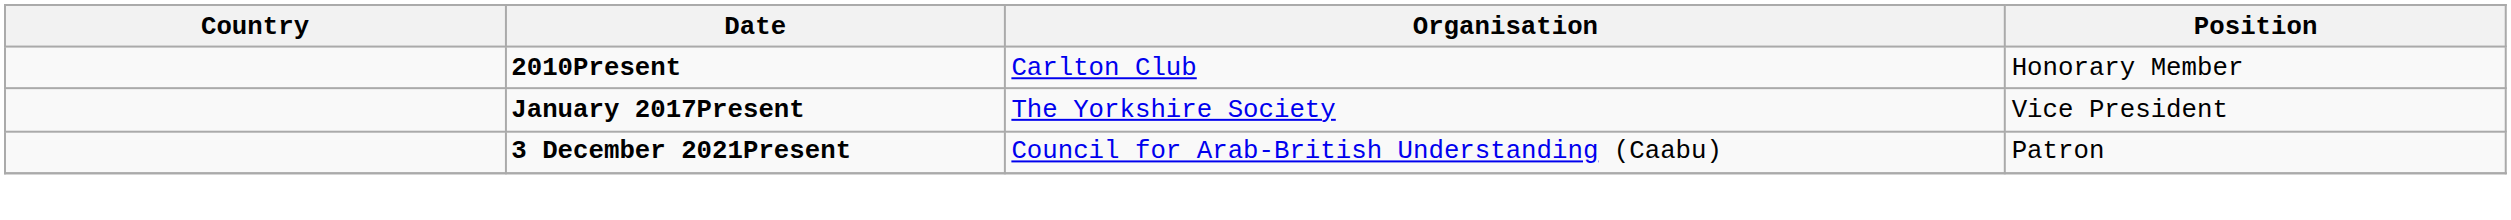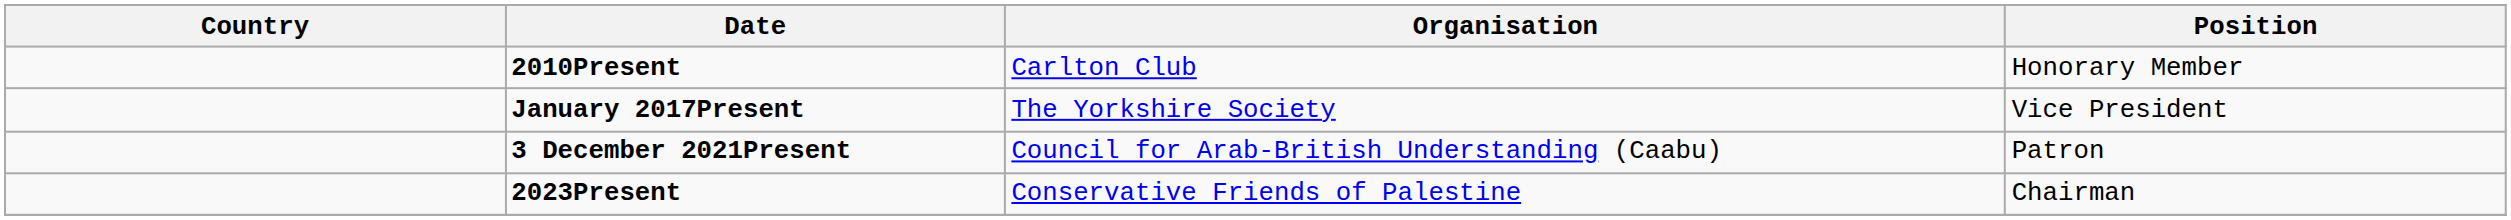+ row: (596, 194)
